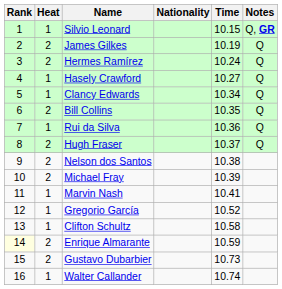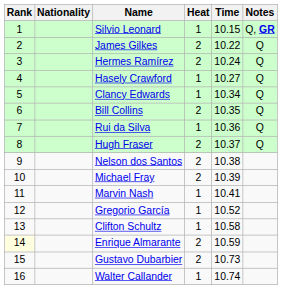columns swapped: (48, 12) <-> (183, 12)
(227, 45) 10.19 -> (227, 45) 10.22
